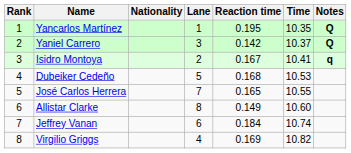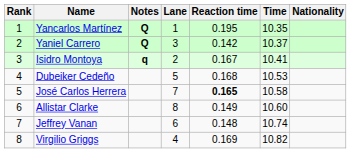columns swapped: (157, 12) <-> (330, 12)
(248, 92) normal -> (225, 92) bold
(298, 92) 10.55 -> (275, 92) 10.58
(248, 124) 0.184 -> (225, 124) 0.148
